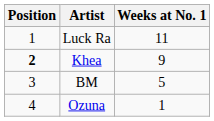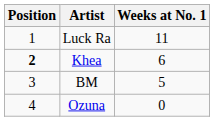(162, 60) 9 -> (162, 60) 6
(162, 104) 1 -> (162, 104) 0
